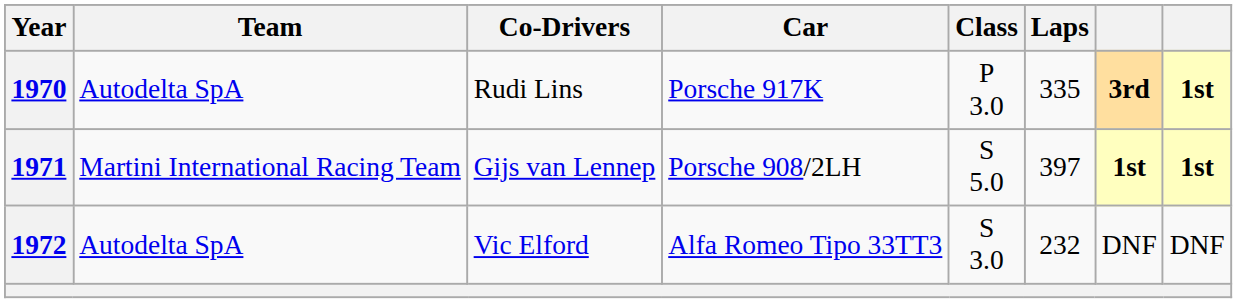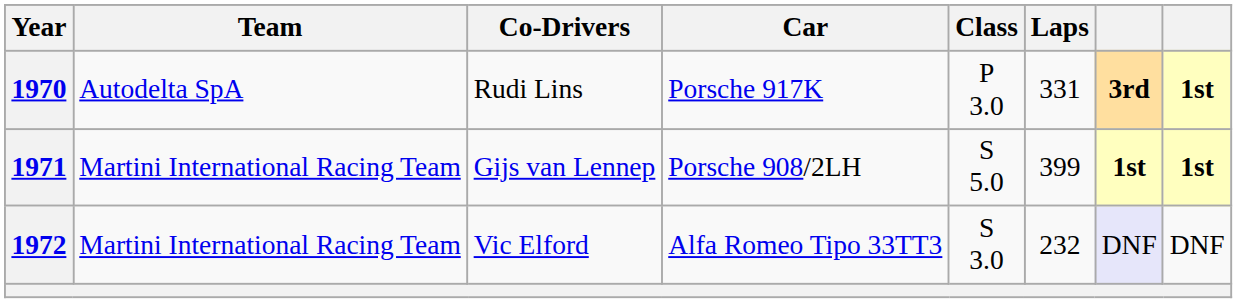(1060, 89) 335 -> (1060, 89) 331
(1060, 167) 397 -> (1060, 167) 399
(161, 244) Autodelta SpA -> (270, 244) Martini International Racing Team
(1129, 244) no background -> (1129, 244) lavender background
